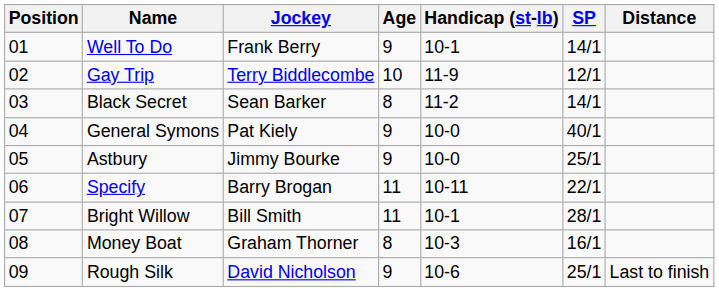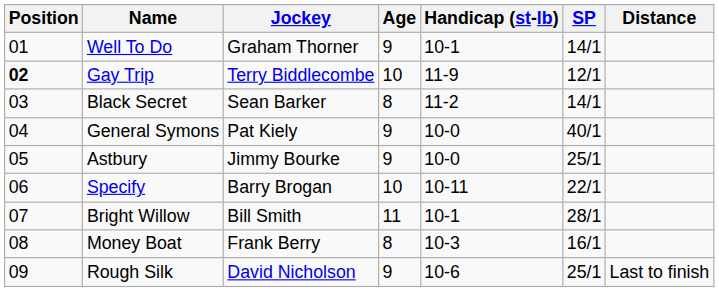(274, 46) Frank Berry -> (293, 46) Graham Thorner
(19, 74) normal -> (19, 74) bold
(392, 187) 11 -> (392, 187) 10
(293, 243) Graham Thorner -> (274, 243) Frank Berry
